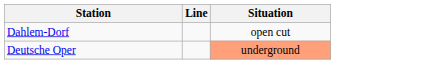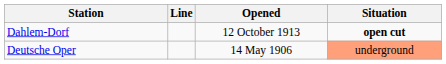+ column: (261, 13)
(270, 31) normal -> (384, 31) bold
